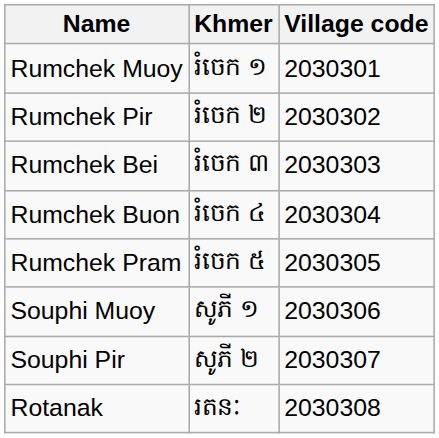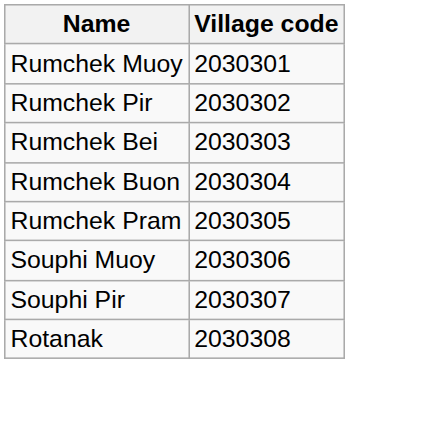- column: (233, 24)
